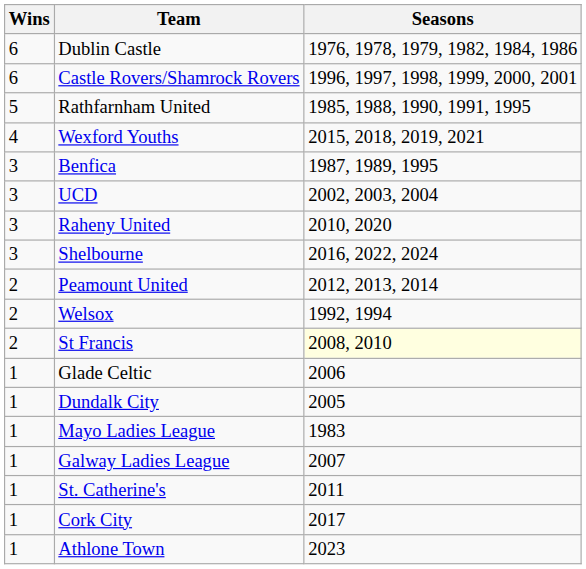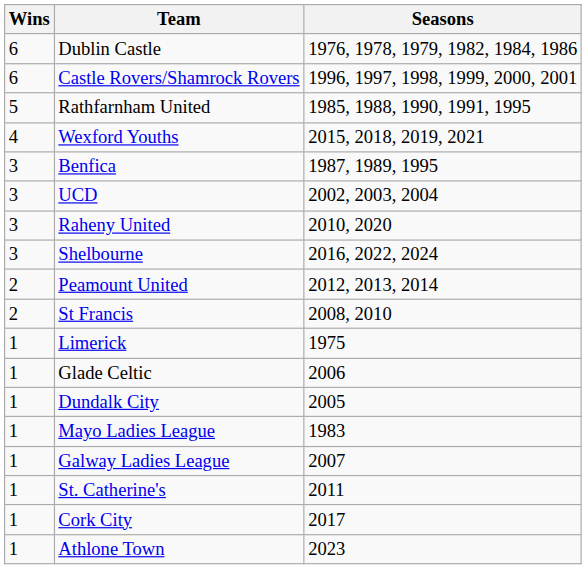- row: (86, 313)
(350, 343) lightyellow background -> (350, 313) no background
+ row: (92, 343)
